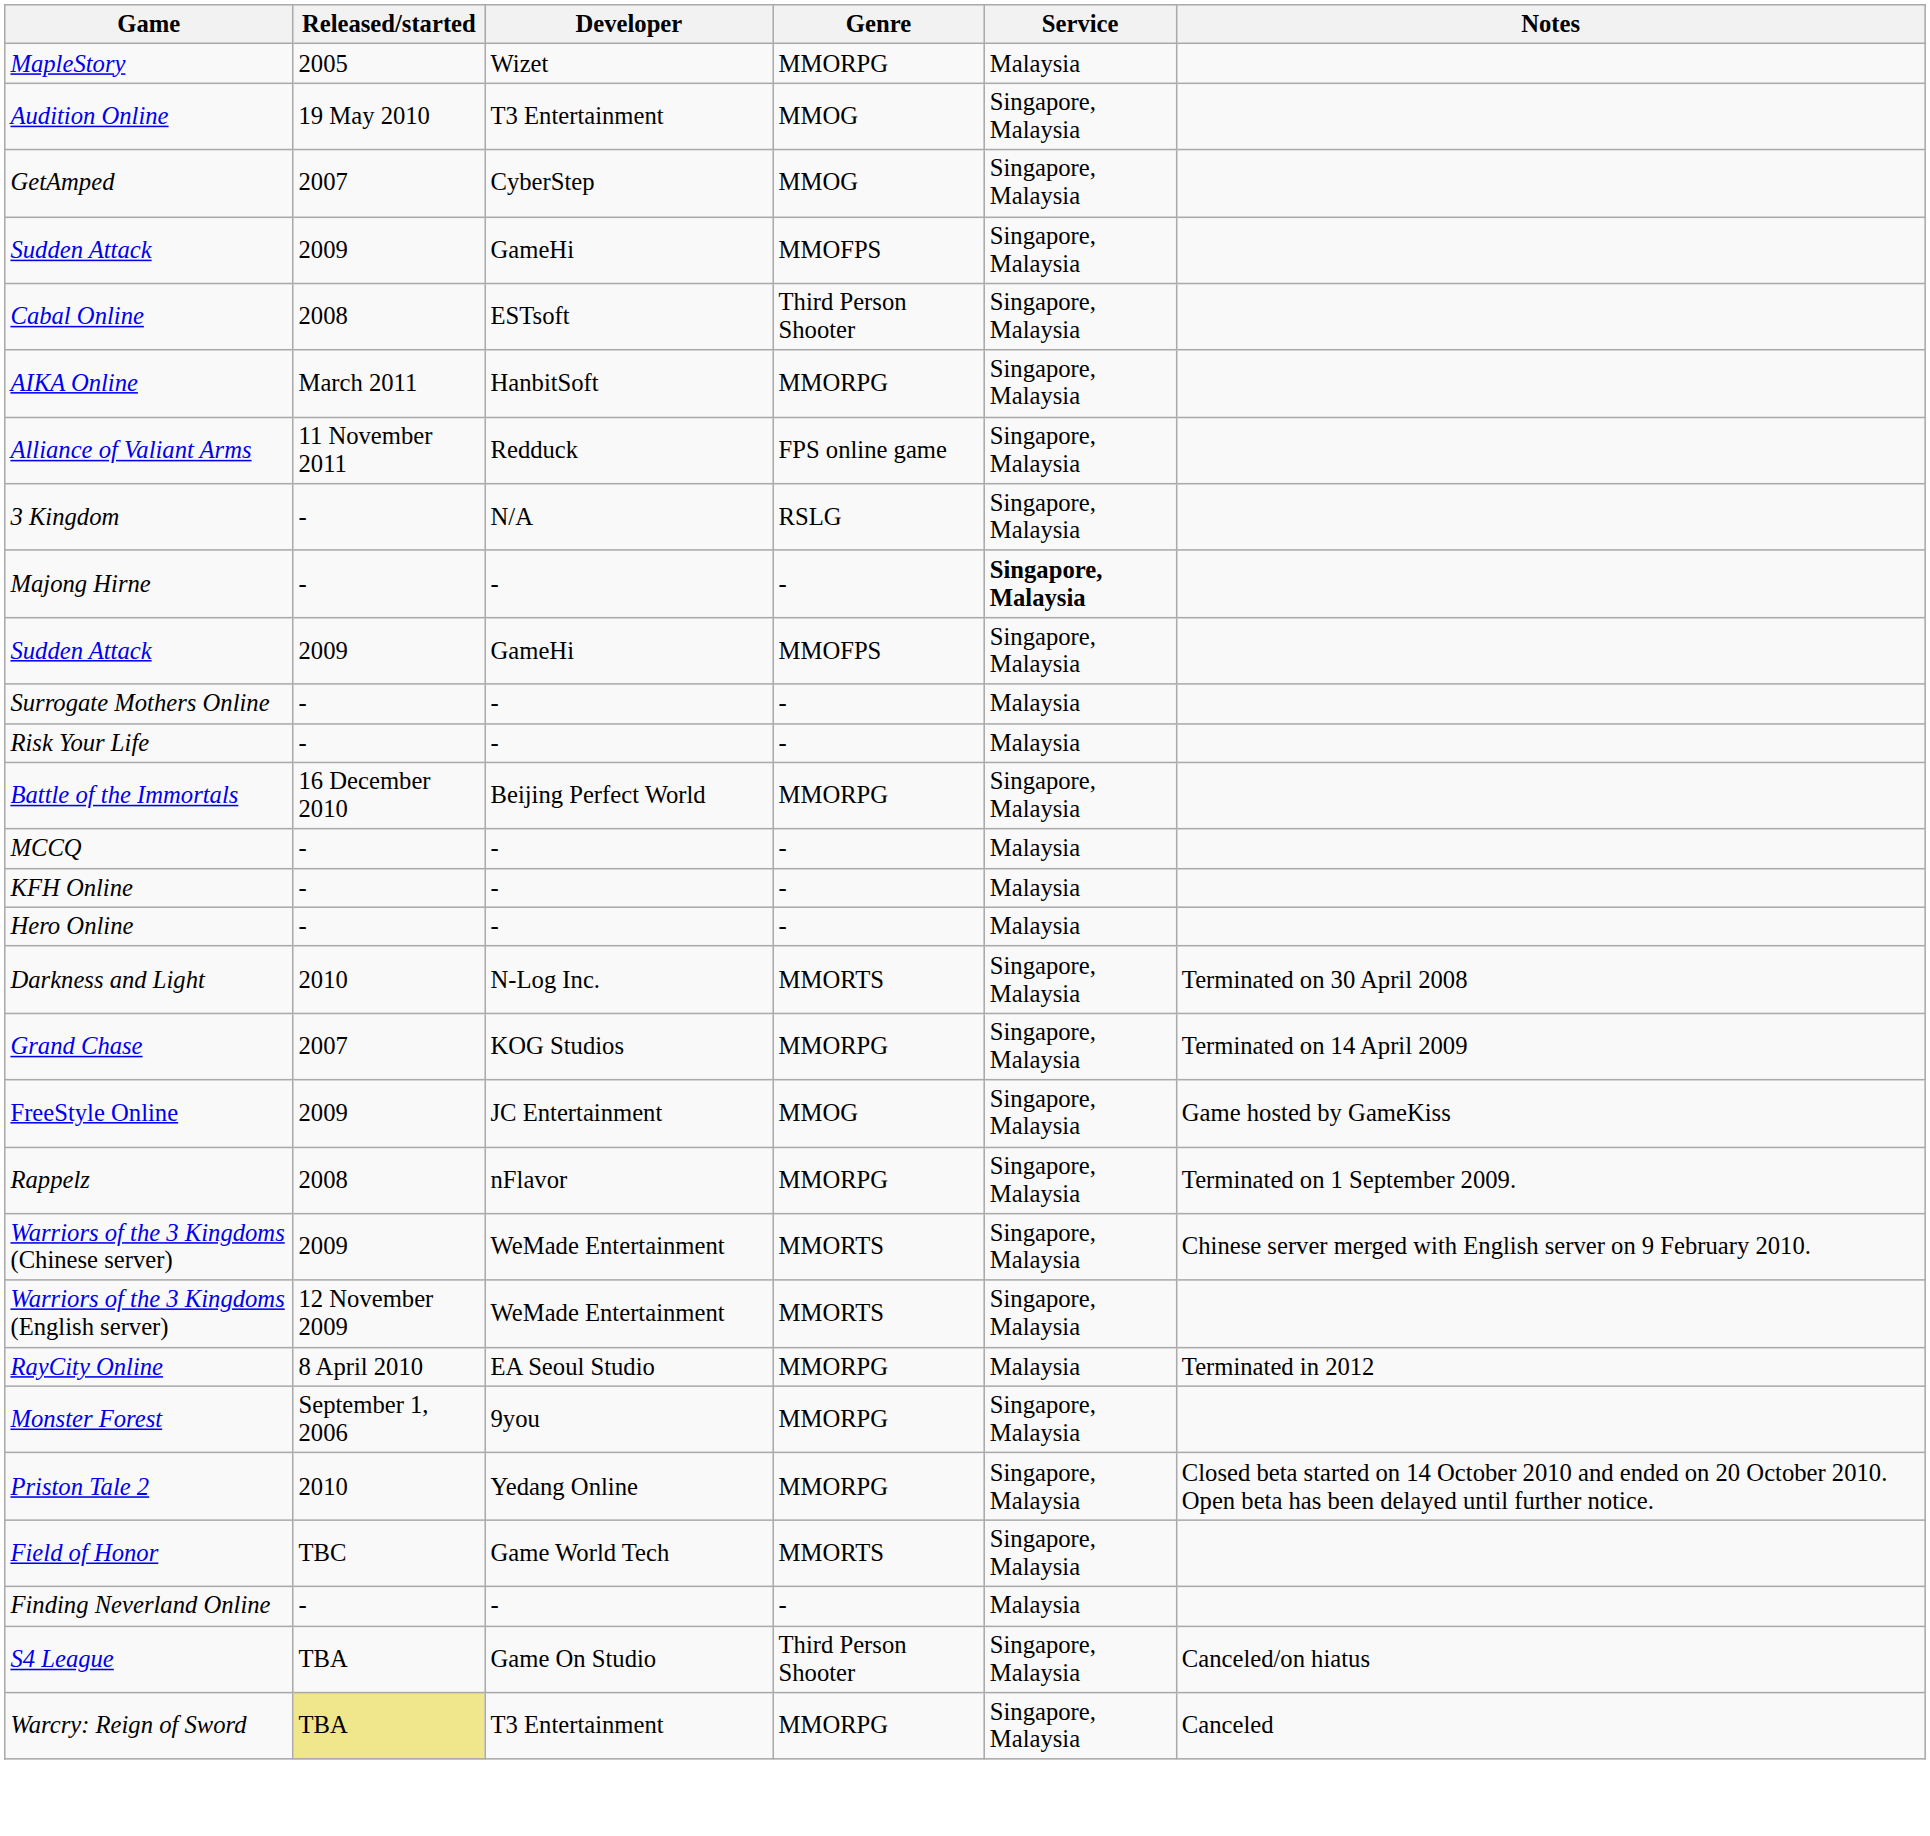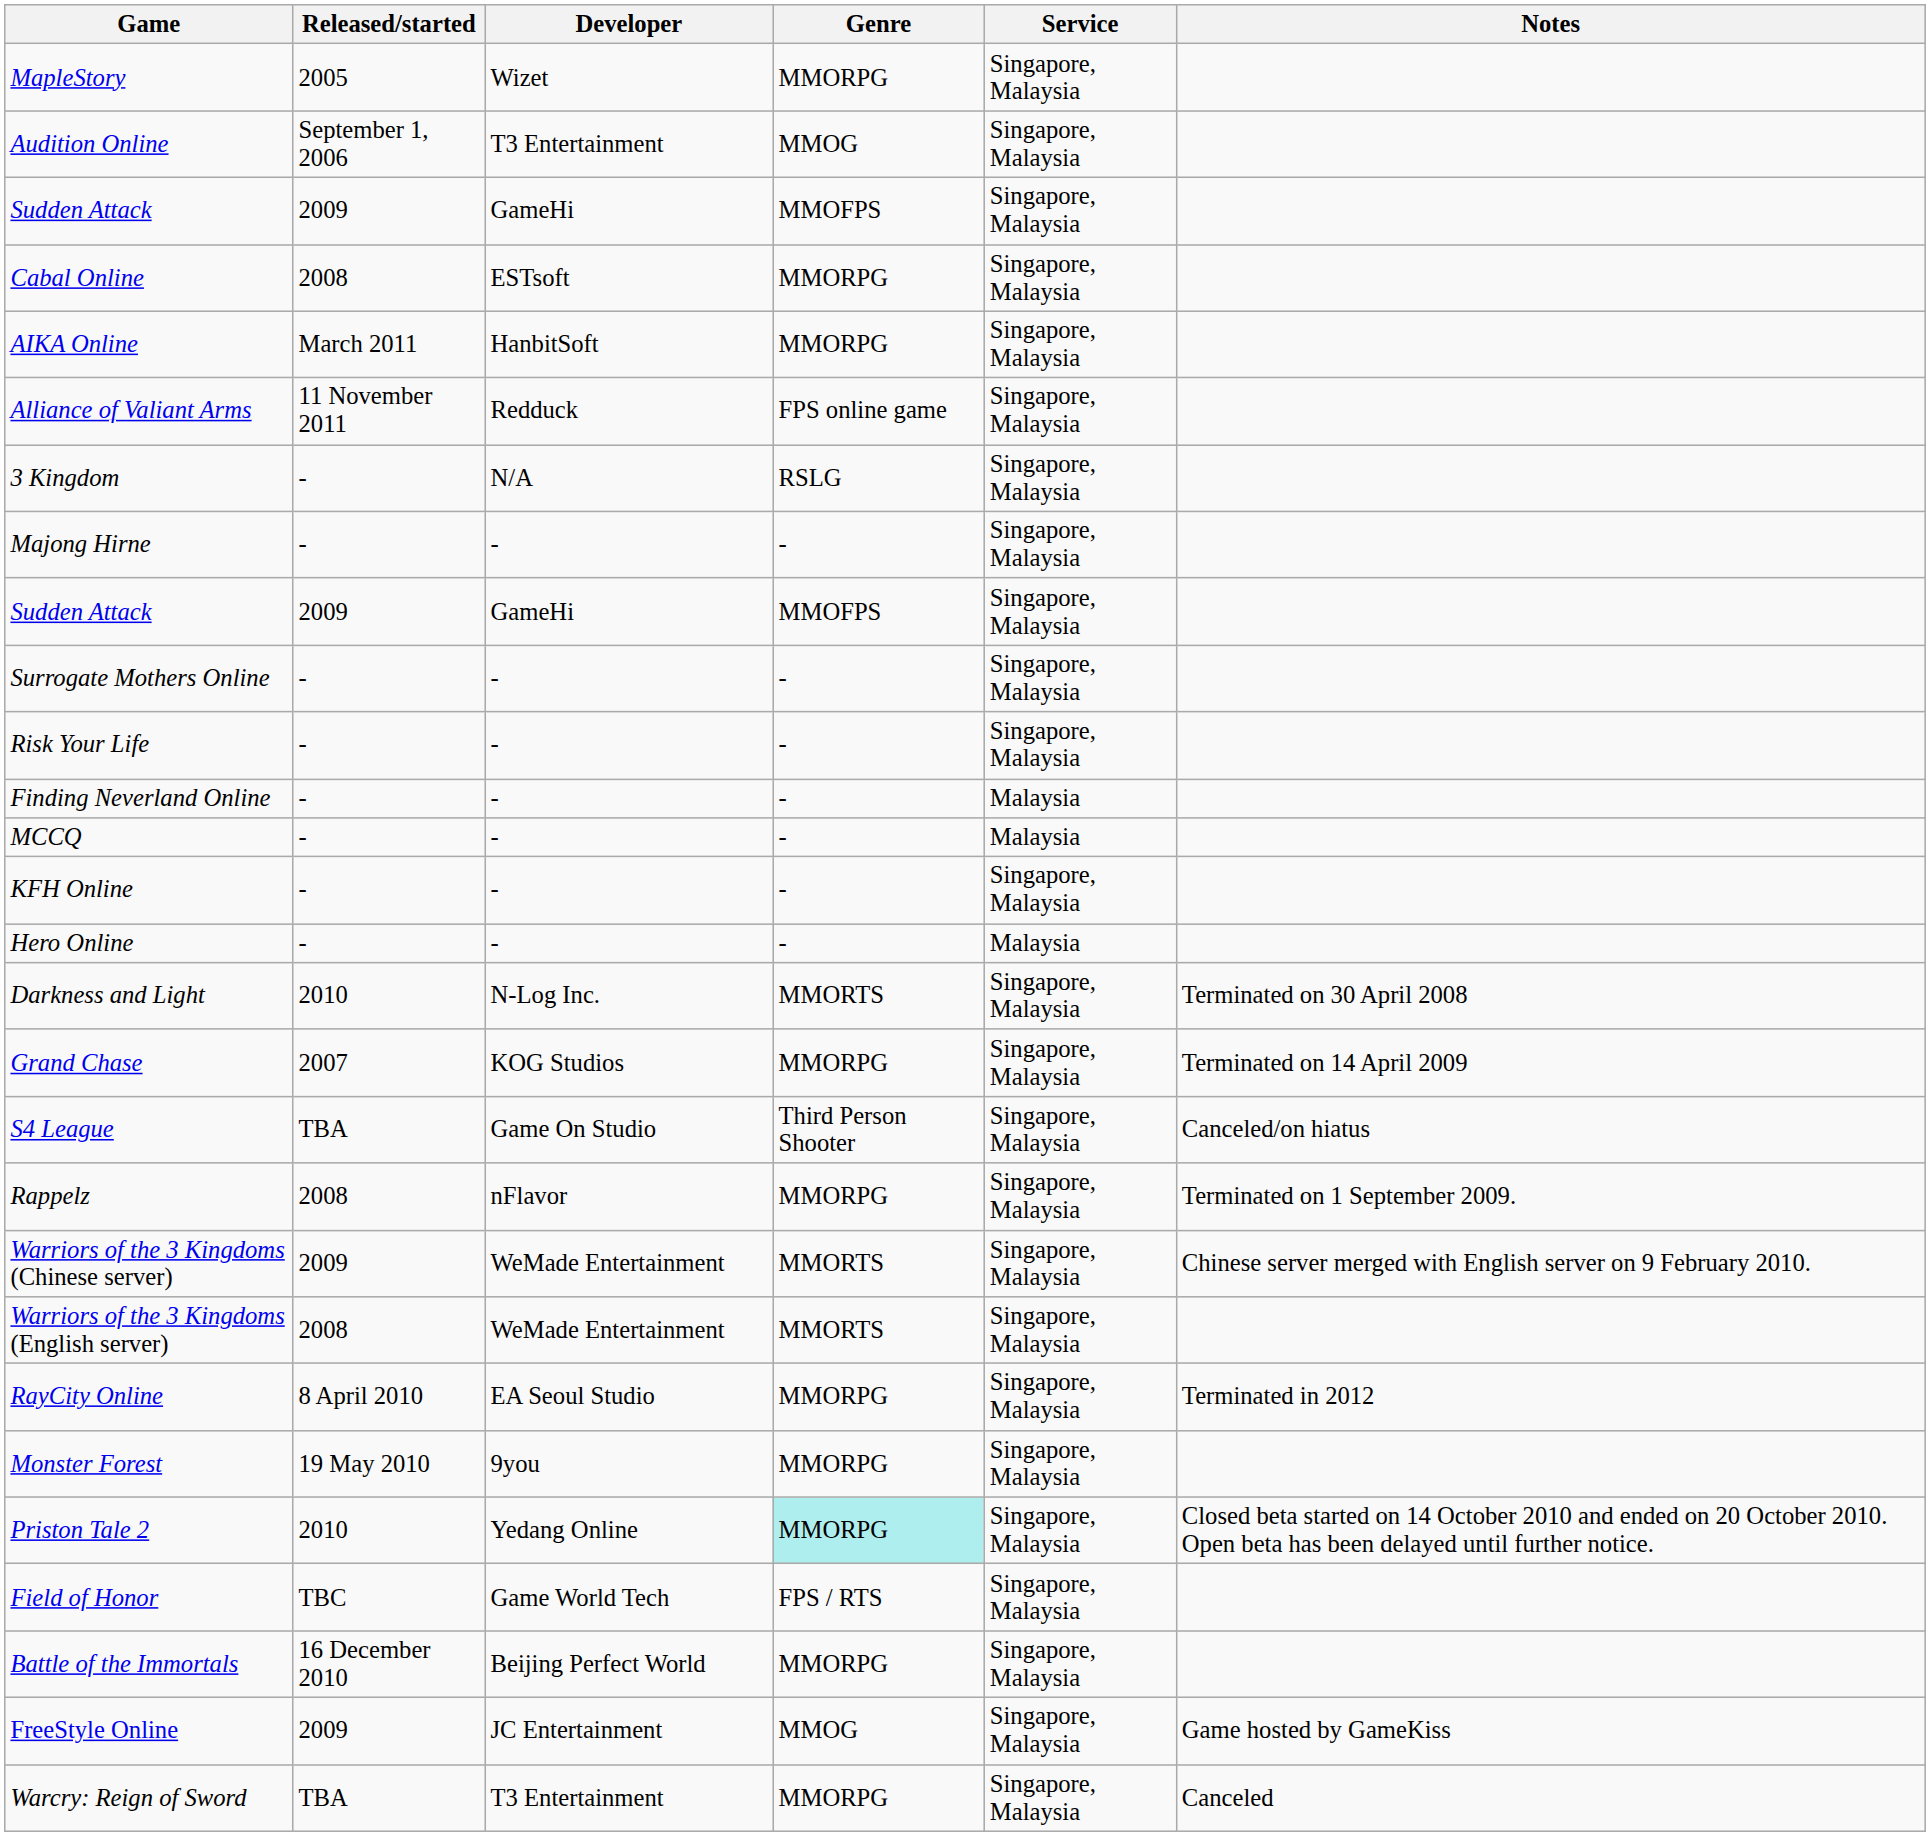(1035, 63) Malaysia -> (1043, 76) Singapore, Malaysia
(364, 116) 19 May 2010 -> (364, 143) September 1, 2006
- row: (62, 182)
(843, 316) Third Person Shooter -> (833, 277) MMORPG
(1046, 583) bold -> (1043, 544) normal
(1035, 703) Malaysia -> (1043, 678) Singapore, Malaysia
(1035, 742) Malaysia -> (1043, 744) Singapore, Malaysia
rows swapped: (140, 1605) <-> (124, 795)
(1035, 887) Malaysia -> (1043, 889) Singapore, Malaysia
rows swapped: (94, 1113) <-> (62, 1658)
(366, 1313) 12 November 2009 -> (323, 1329) 2008
(1035, 1366) Malaysia -> (1043, 1396) Singapore, Malaysia
(364, 1419) September 1, 2006 -> (364, 1463) 19 May 2010
(833, 1486) no background -> (833, 1530) paleturquoise background
(831, 1552) MMORTS -> (831, 1596) FPS / RTS
(323, 1725) khaki background -> (323, 1797) no background
